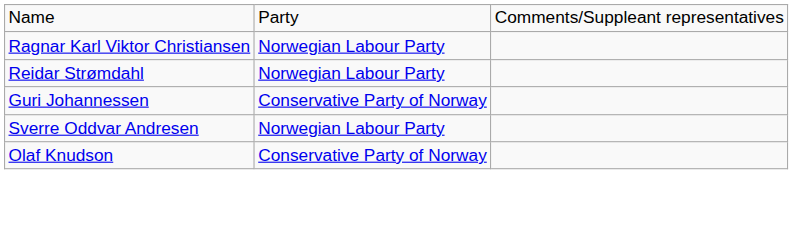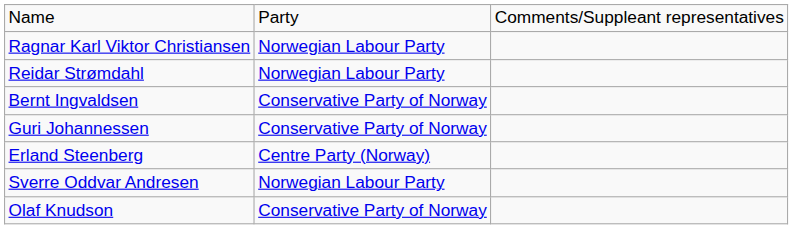+ row: (73, 100)
+ row: (76, 155)
